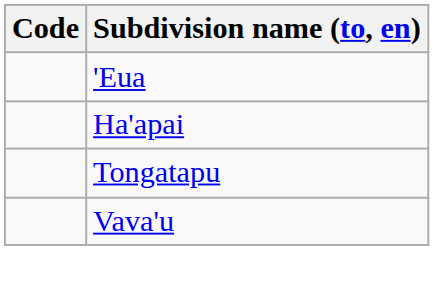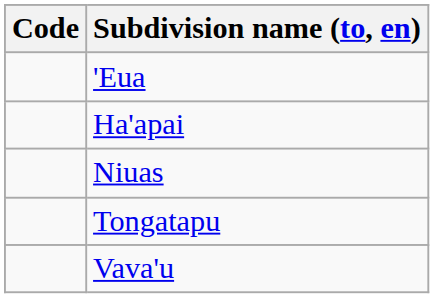+ row: (128, 172)
